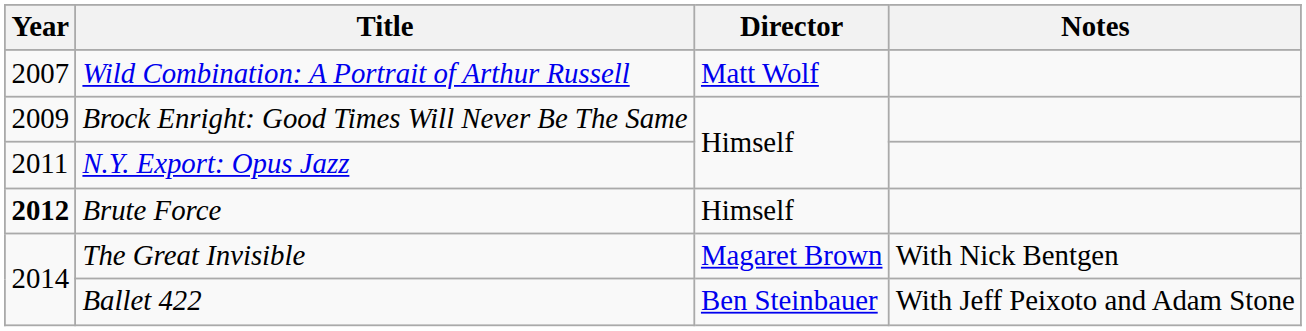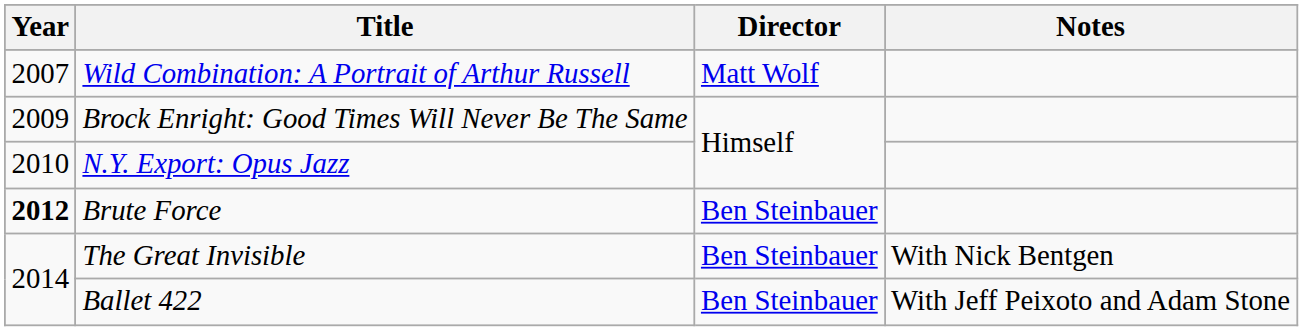(40, 164) 2011 -> (40, 164) 2010
(747, 210) Himself -> (789, 210) Ben Steinbauer
(792, 255) Magaret Brown -> (789, 255) Ben Steinbauer
